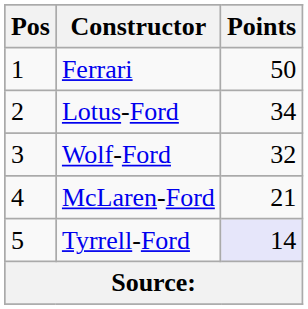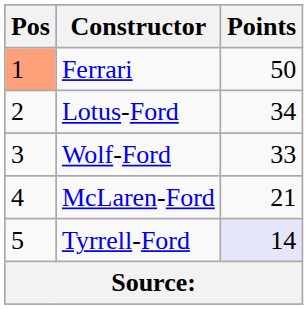(17, 68) no background -> (17, 68) lightsalmon background
(283, 154) 32 -> (283, 154) 33
